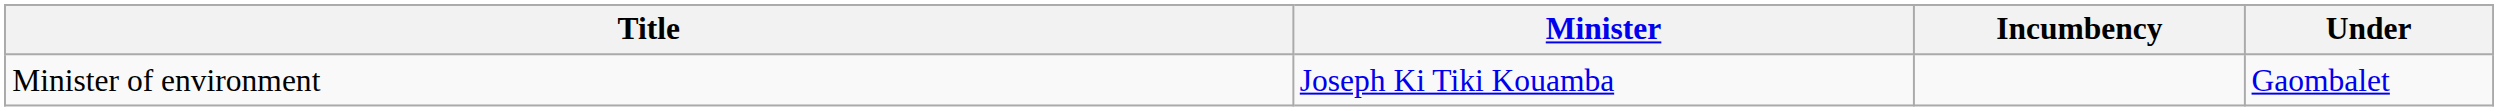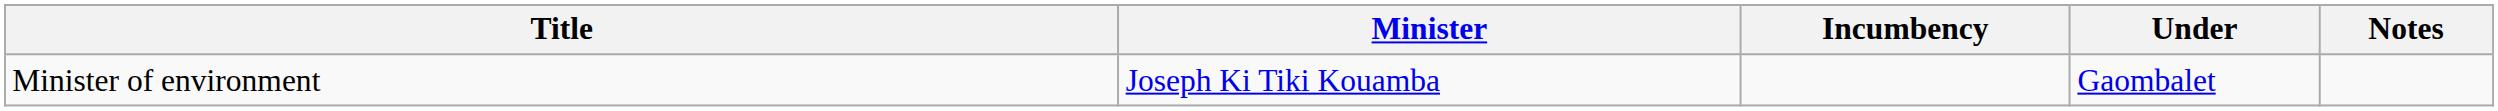+ column: (2406, 29)
